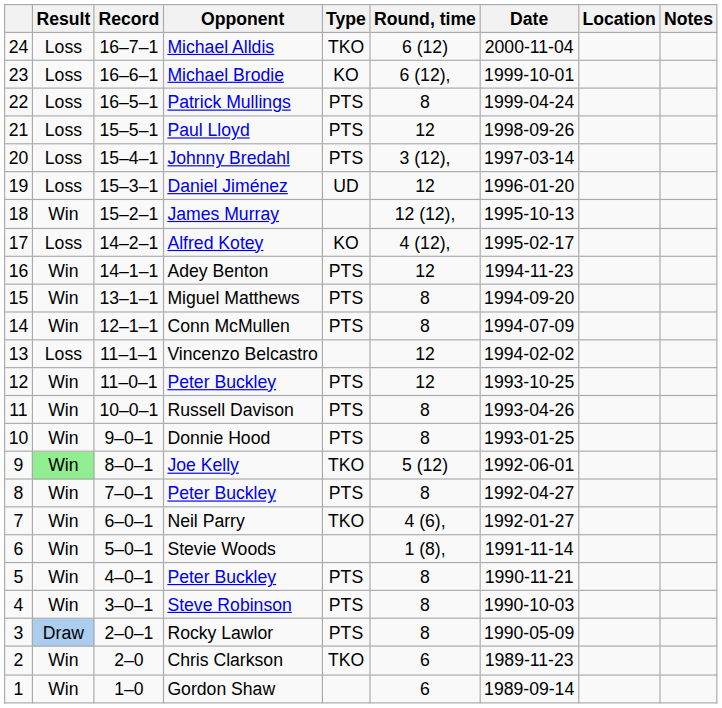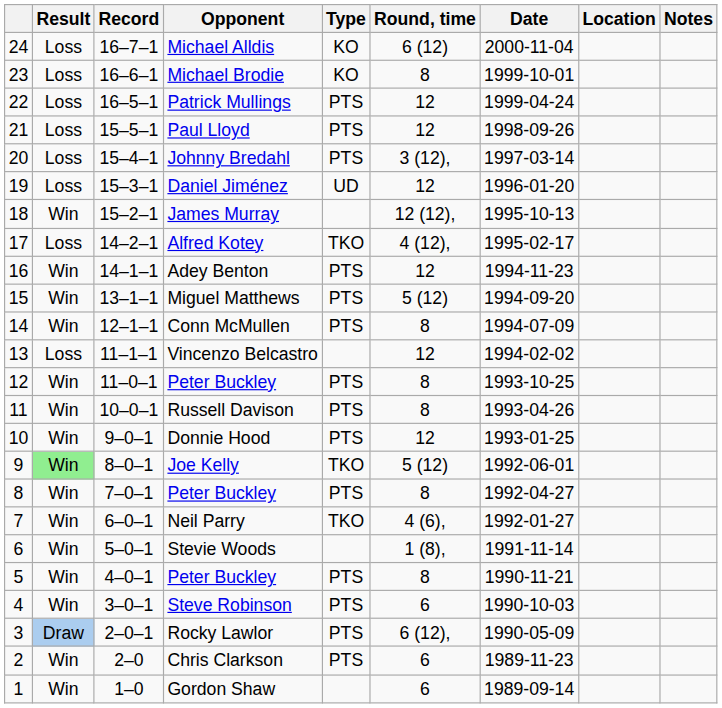(346, 47) TKO -> (346, 47) KO
(425, 75) 6 (12), -> (425, 75) 8
(425, 102) 8 -> (425, 102) 12
(346, 242) KO -> (346, 242) TKO
(425, 298) 8 -> (425, 298) 5 (12)
(425, 382) 12 -> (425, 382) 8
(425, 437) 8 -> (425, 437) 12
(425, 605) 8 -> (425, 605) 6
(425, 633) 8 -> (425, 633) 6 (12),
(346, 661) TKO -> (346, 661) PTS
